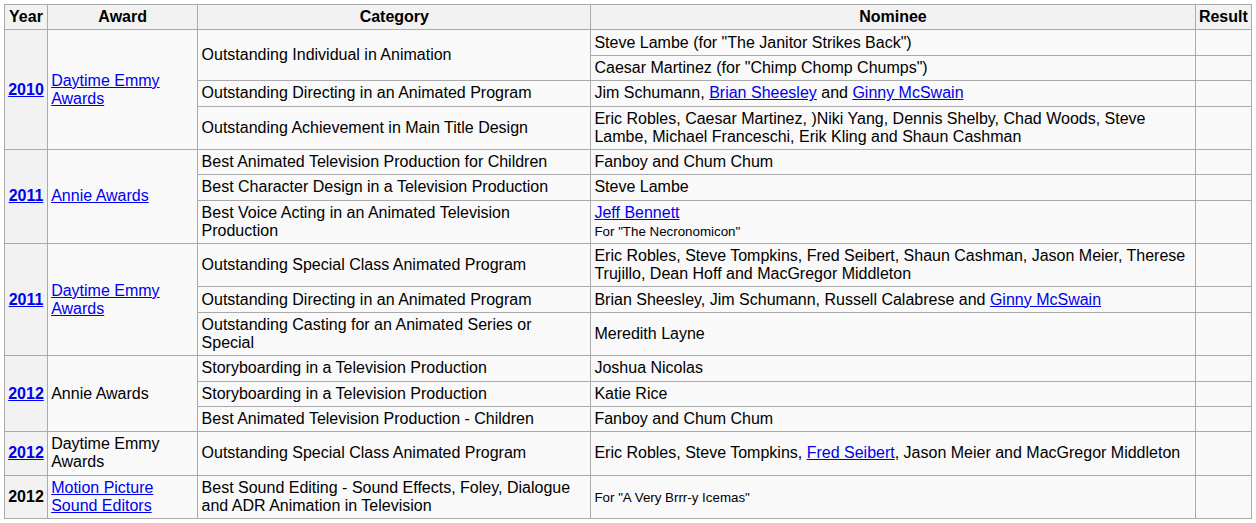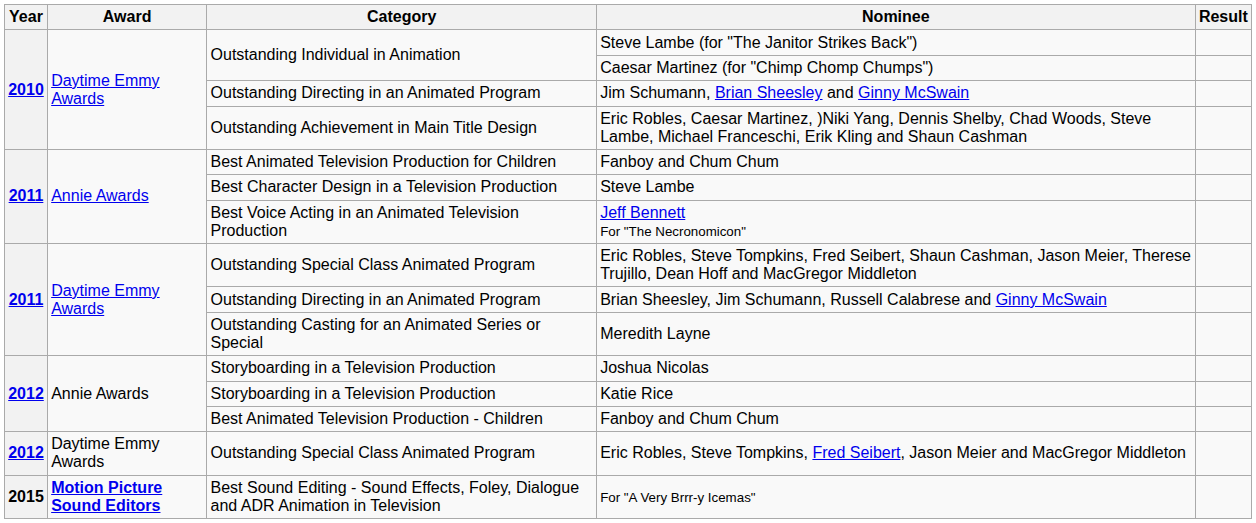(26, 496) 2012 -> (26, 496) 2015
(102, 496) normal -> (107, 496) bold
